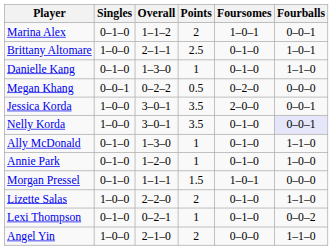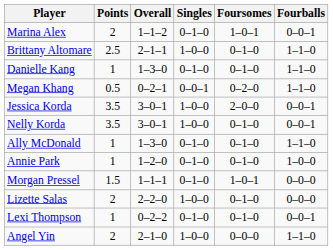columns swapped: (196, 13) <-> (115, 13)
(301, 50) 1–0–1 -> (301, 50) 1–1–0
(156, 87) 0–2–2 -> (152, 87) 0–2–1
(301, 87) 0–0–0 -> (301, 87) 1–1–0
(301, 124) lavender background -> (301, 124) no background
(301, 198) 1–1–0 -> (301, 198) 0–0–0
(156, 217) 0–2–1 -> (152, 217) 0–2–2
(301, 217) 0–0–2 -> (301, 217) 0–0–1
